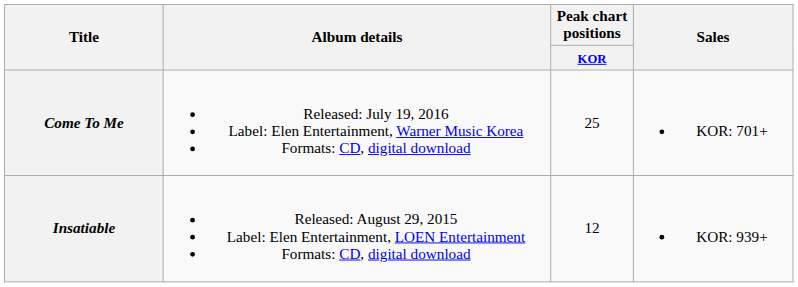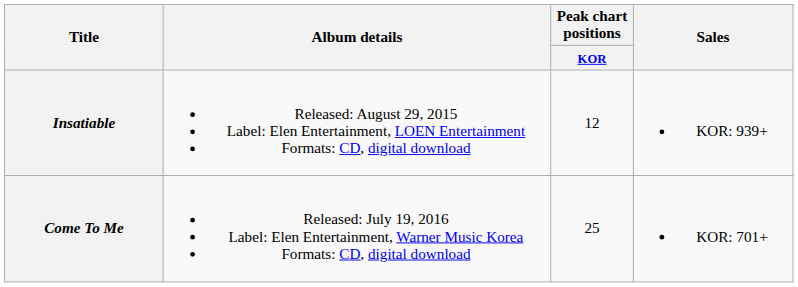rows swapped: (84, 228) <-> (84, 122)
